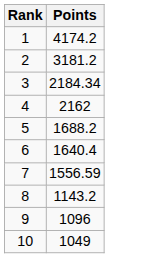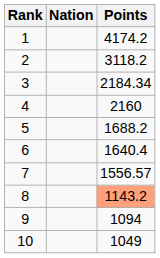+ column: (71, 15)
(75, 60) 3181.2 -> (126, 60) 3118.2
(75, 106) 2162 -> (126, 106) 2160
(75, 173) 1556.59 -> (126, 173) 1556.57
(75, 196) no background -> (126, 196) lightsalmon background
(75, 219) 1096 -> (126, 219) 1094
